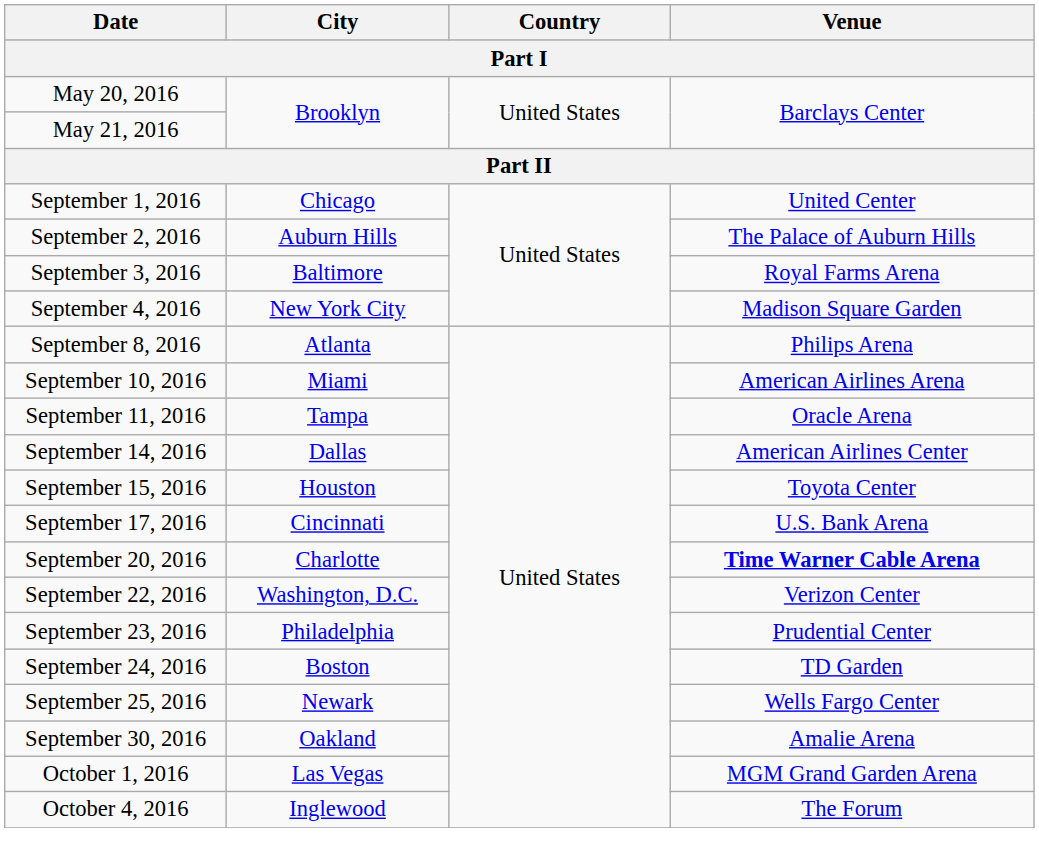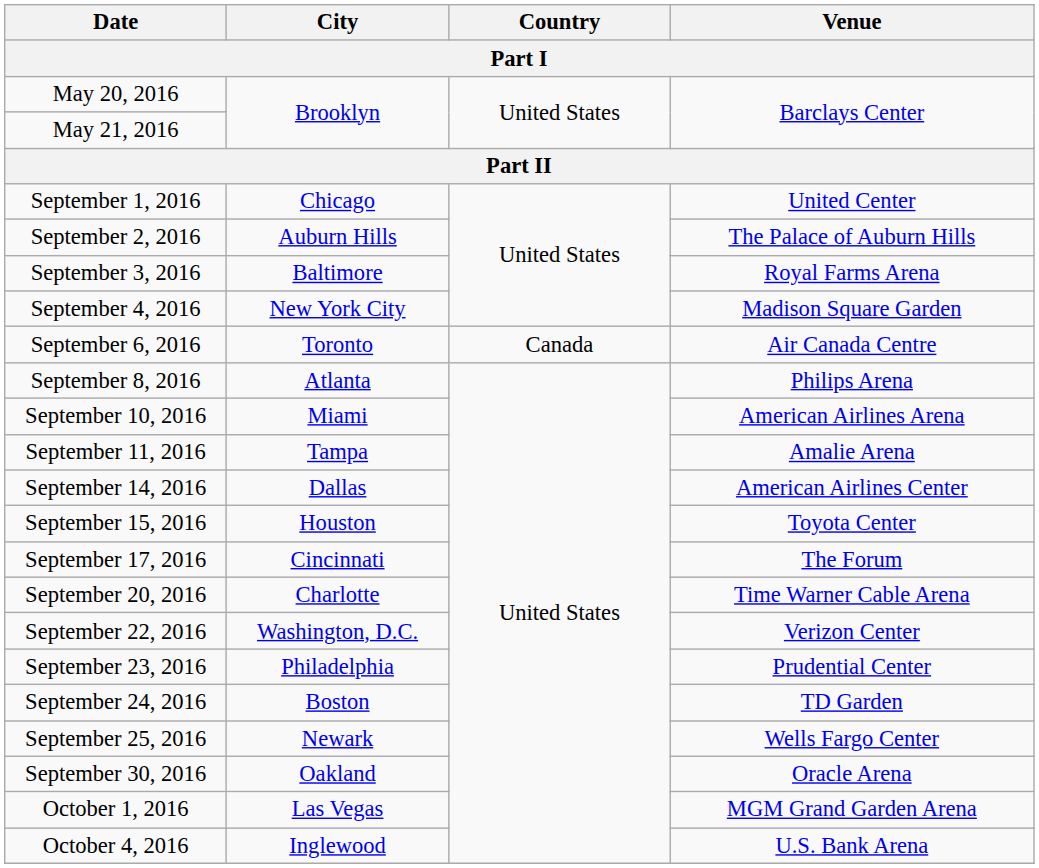+ row: (116, 344)
(852, 415) Oracle Arena -> (852, 451) Amalie Arena
(852, 523) U.S. Bank Arena -> (852, 559) The Forum
(852, 559) bold -> (852, 594) normal
(852, 737) Amalie Arena -> (852, 773) Oracle Arena
(852, 809) The Forum -> (852, 845) U.S. Bank Arena
